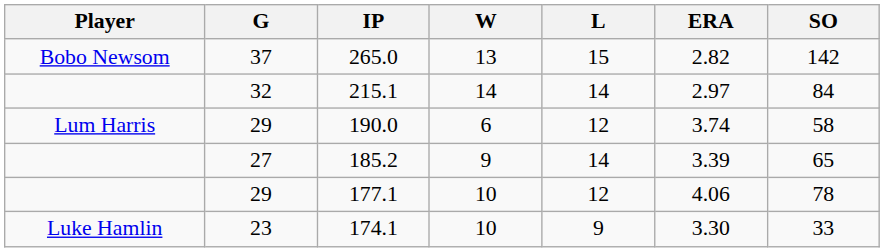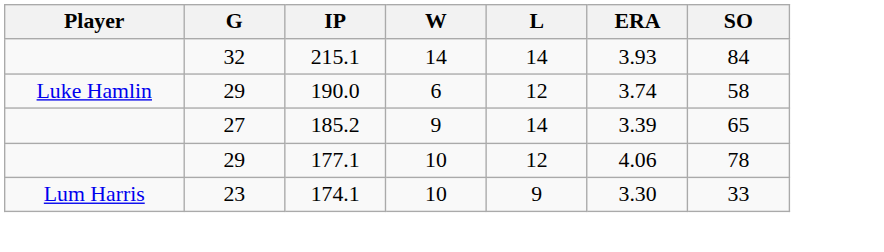- row: (373, 56)
(711, 90) 2.97 -> (638, 56) 3.93
(105, 125) Lum Harris -> (94, 90) Luke Hamlin
(105, 228) Luke Hamlin -> (94, 194) Lum Harris
